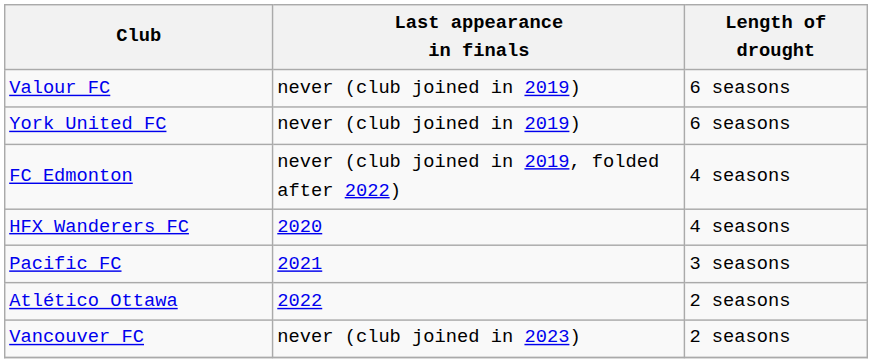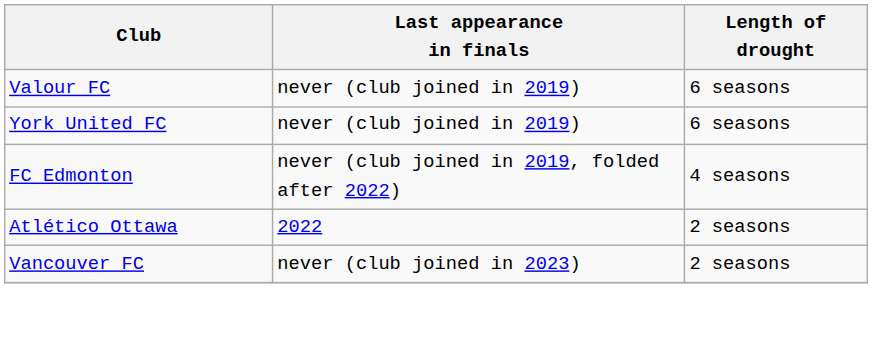- row: (99, 227)
- row: (65, 264)
